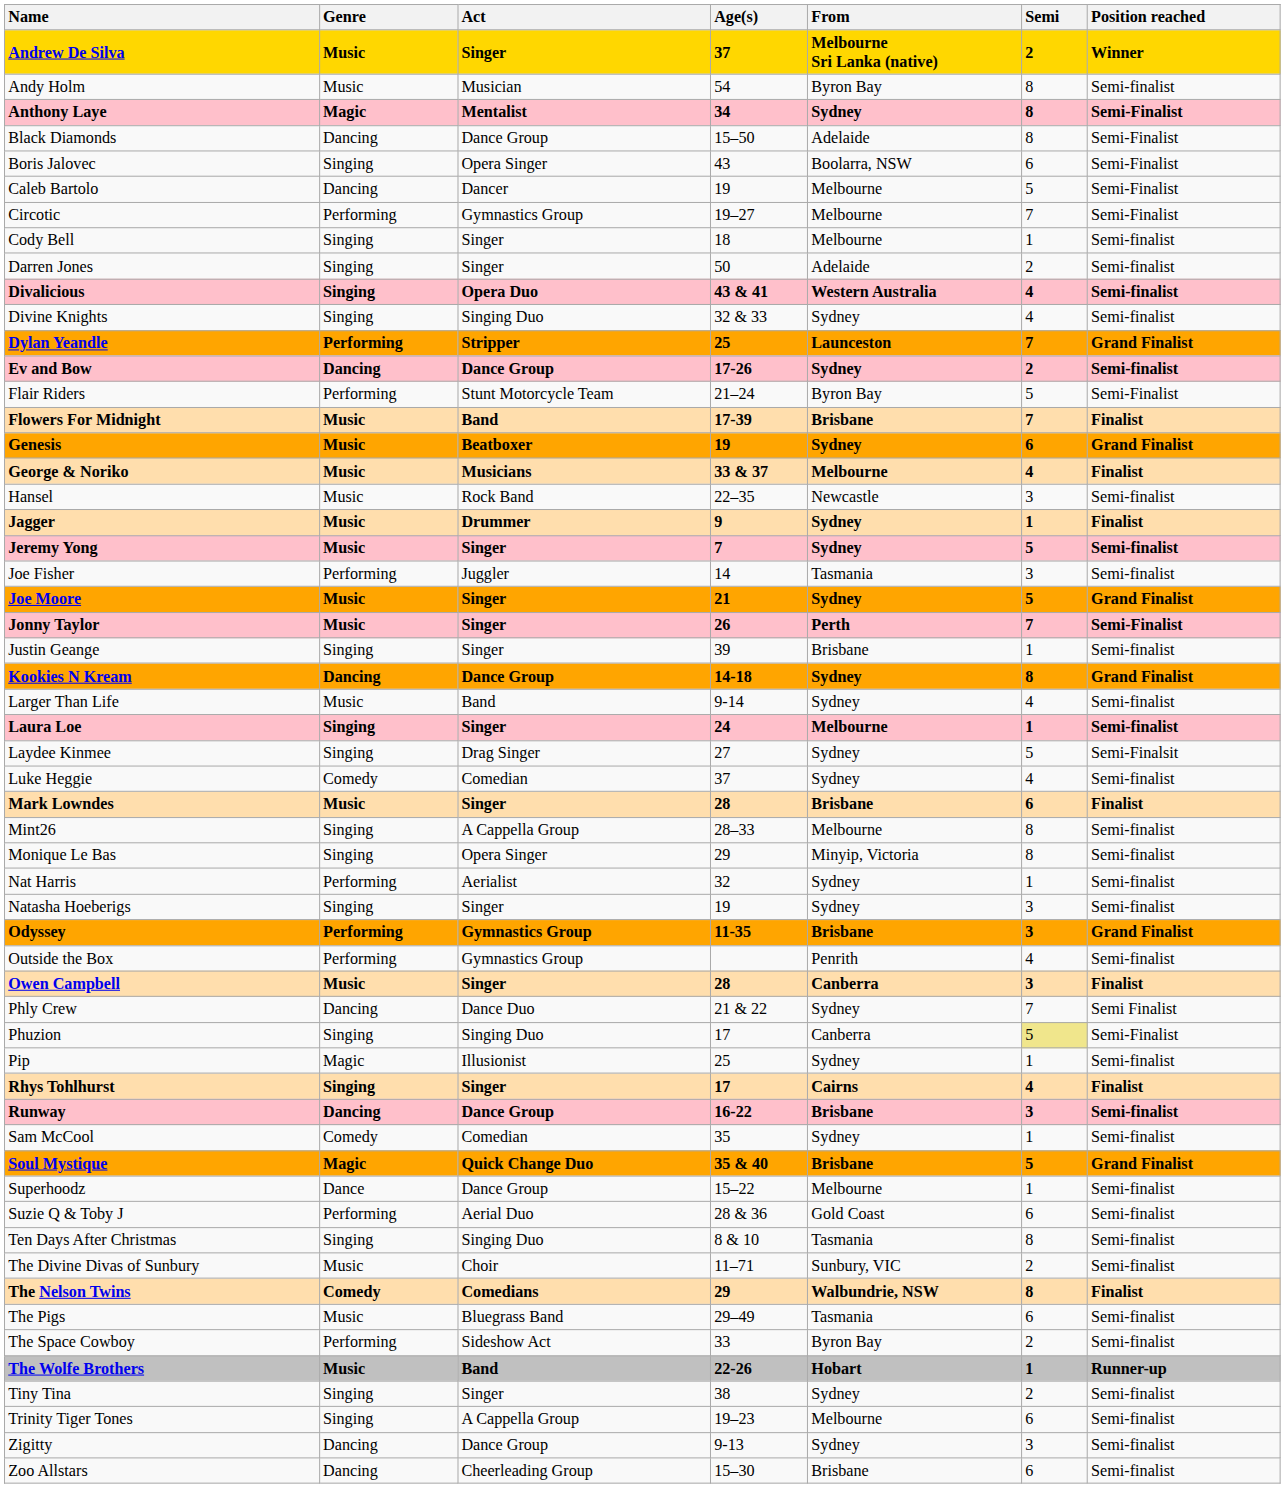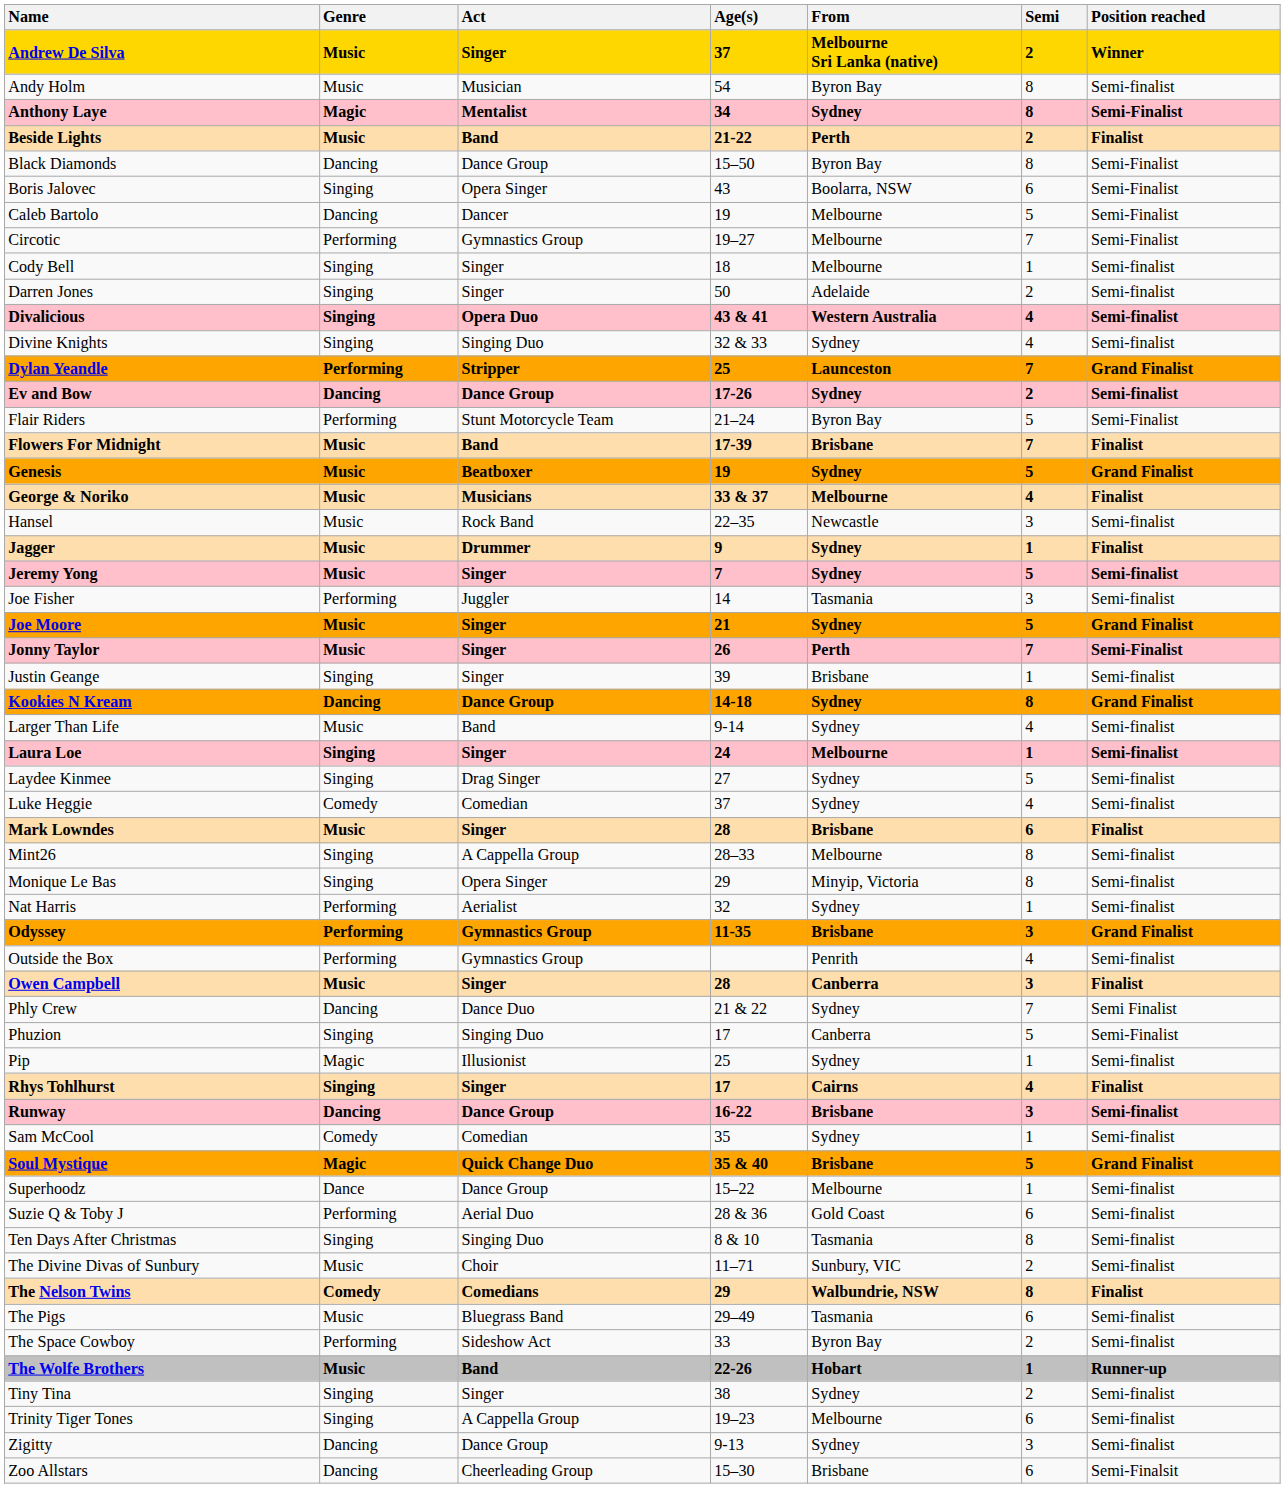+ row: (55, 138)
(841, 138) Adelaide -> (847, 163) Byron Bay
(1029, 445) 6 -> (1029, 471) 5
(1135, 753) Semi-Finalsit -> (1133, 778) Semi-finalist
- row: (69, 906)
(1029, 1035) khaki background -> (1029, 1035) no background
(1133, 1470) Semi-finalist -> (1135, 1470) Semi-Finalsit
